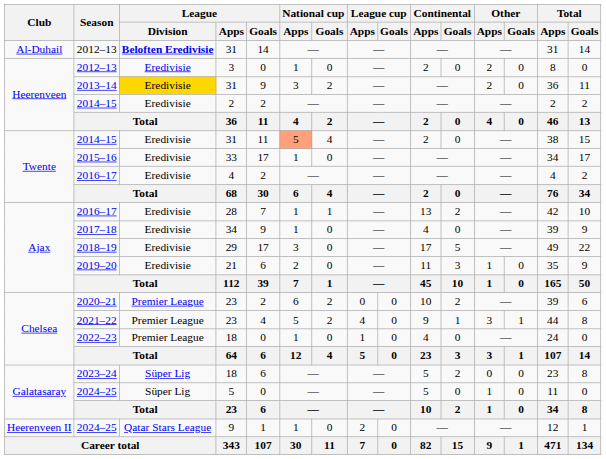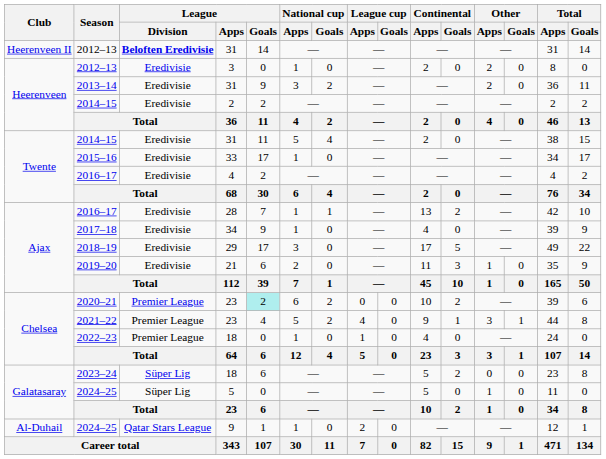(39, 49) Al-Duhail -> (39, 49) Heerenveen II
(168, 85) gold background -> (168, 85) no background
(296, 139) lightsalmon background -> (296, 139) no background
(263, 301) no background -> (263, 301) paleturquoise background
(39, 427) Heerenveen II -> (39, 427) Al-Duhail
